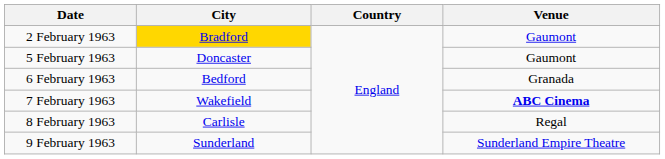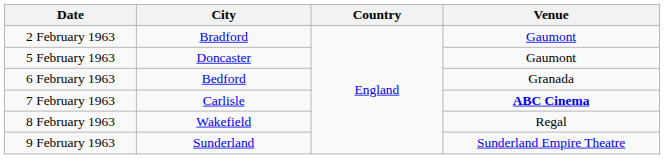(224, 36) gold background -> (224, 36) no background
(224, 100) Wakefield -> (224, 100) Carlisle
(224, 121) Carlisle -> (224, 121) Wakefield
